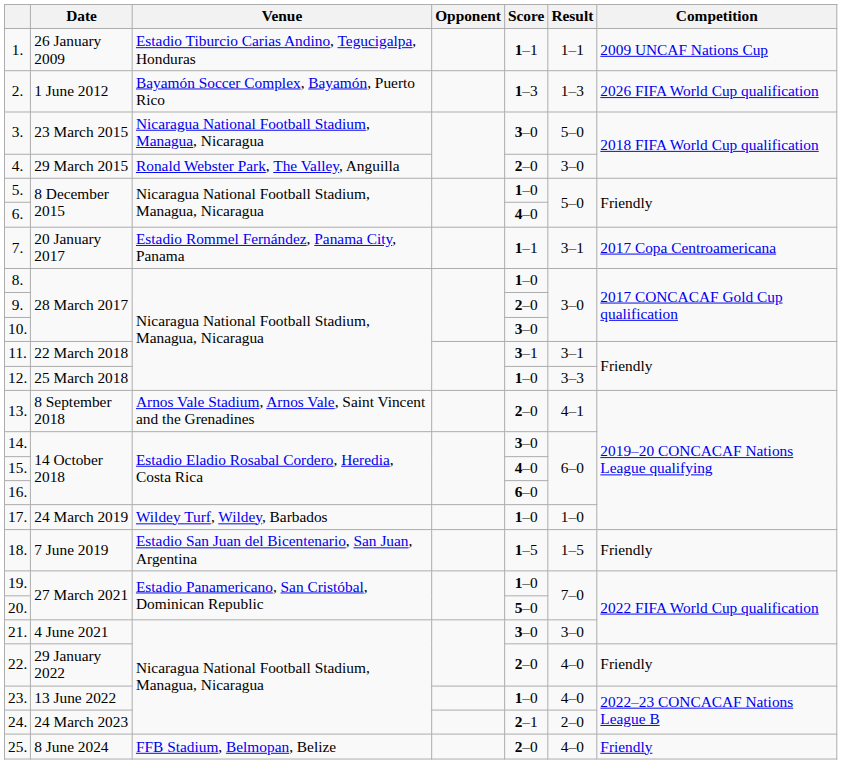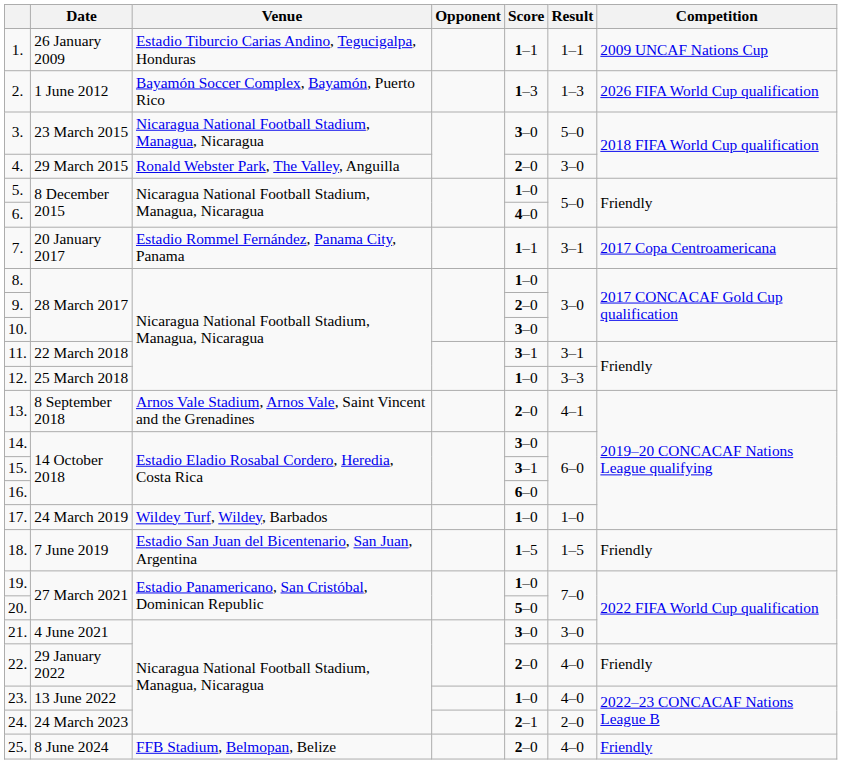(526, 468) 4–0 -> (526, 468) 3–1
